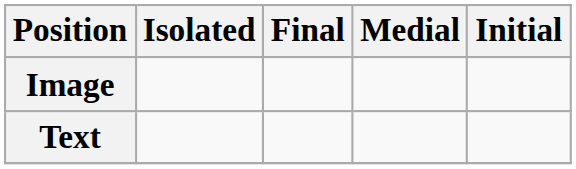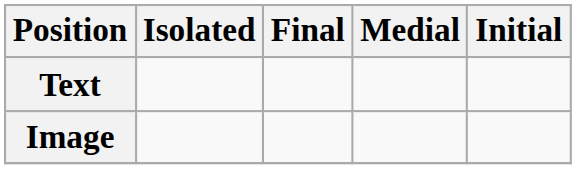rows swapped: (70, 83) <-> (70, 136)
